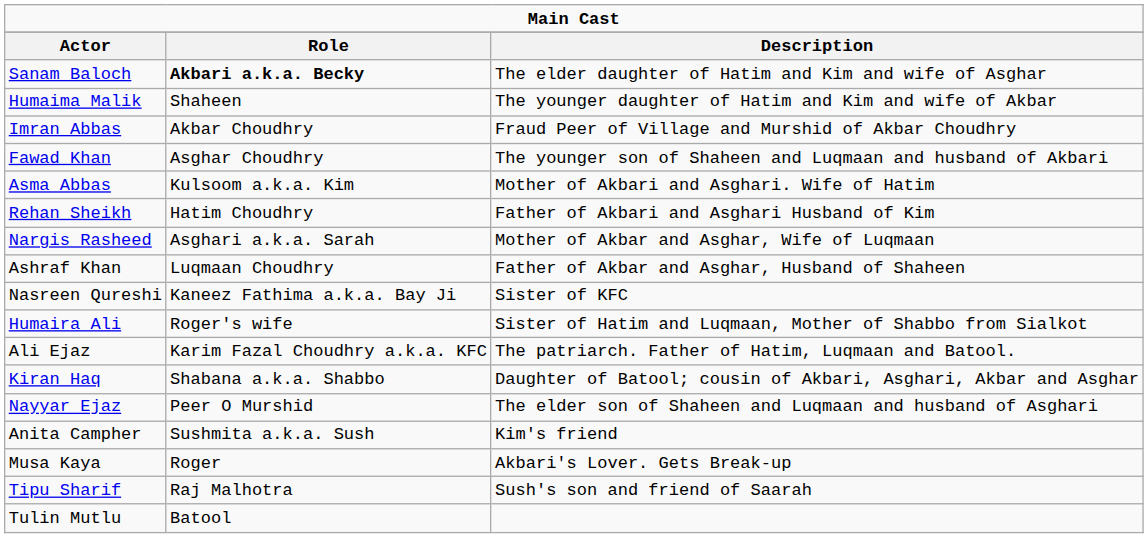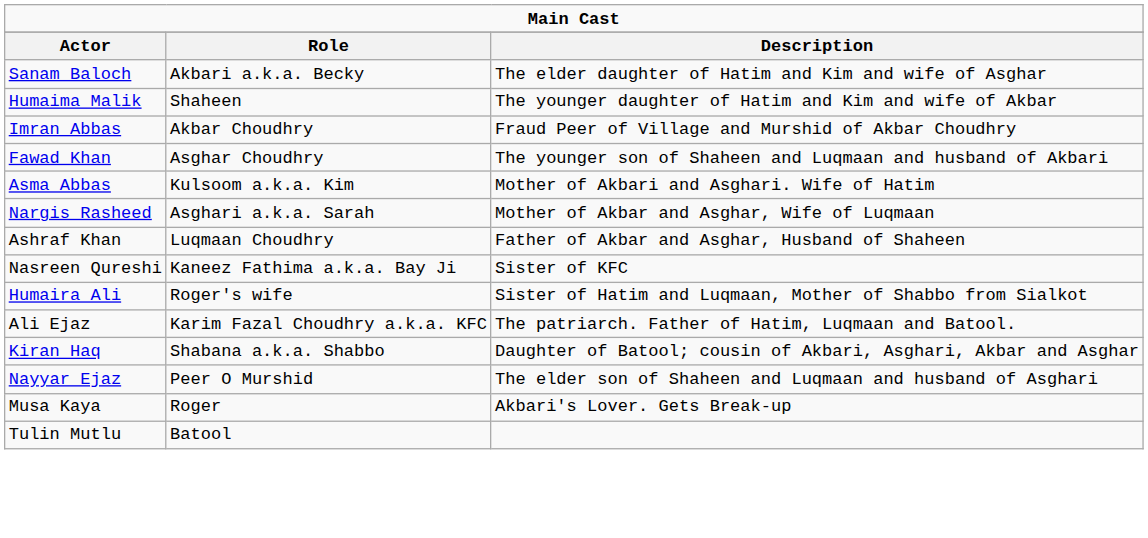(267, 74) bold -> (267, 74) normal
- row: (70, 213)
- row: (75, 435)
- row: (65, 490)
